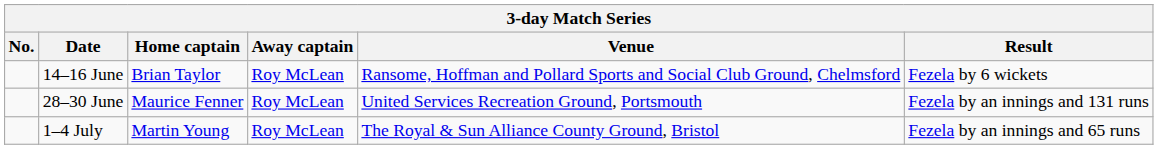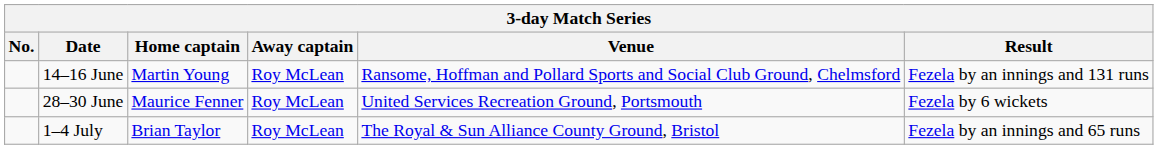(176, 74) Brian Taylor -> (180, 74) Martin Young
(978, 74) Fezela by 6 wickets -> (1029, 74) Fezela by an innings and 131 runs
(1029, 102) Fezela by an innings and 131 runs -> (978, 102) Fezela by 6 wickets
(180, 130) Martin Young -> (176, 130) Brian Taylor
